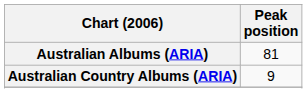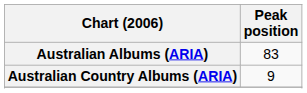(271, 53) 81 -> (271, 53) 83
